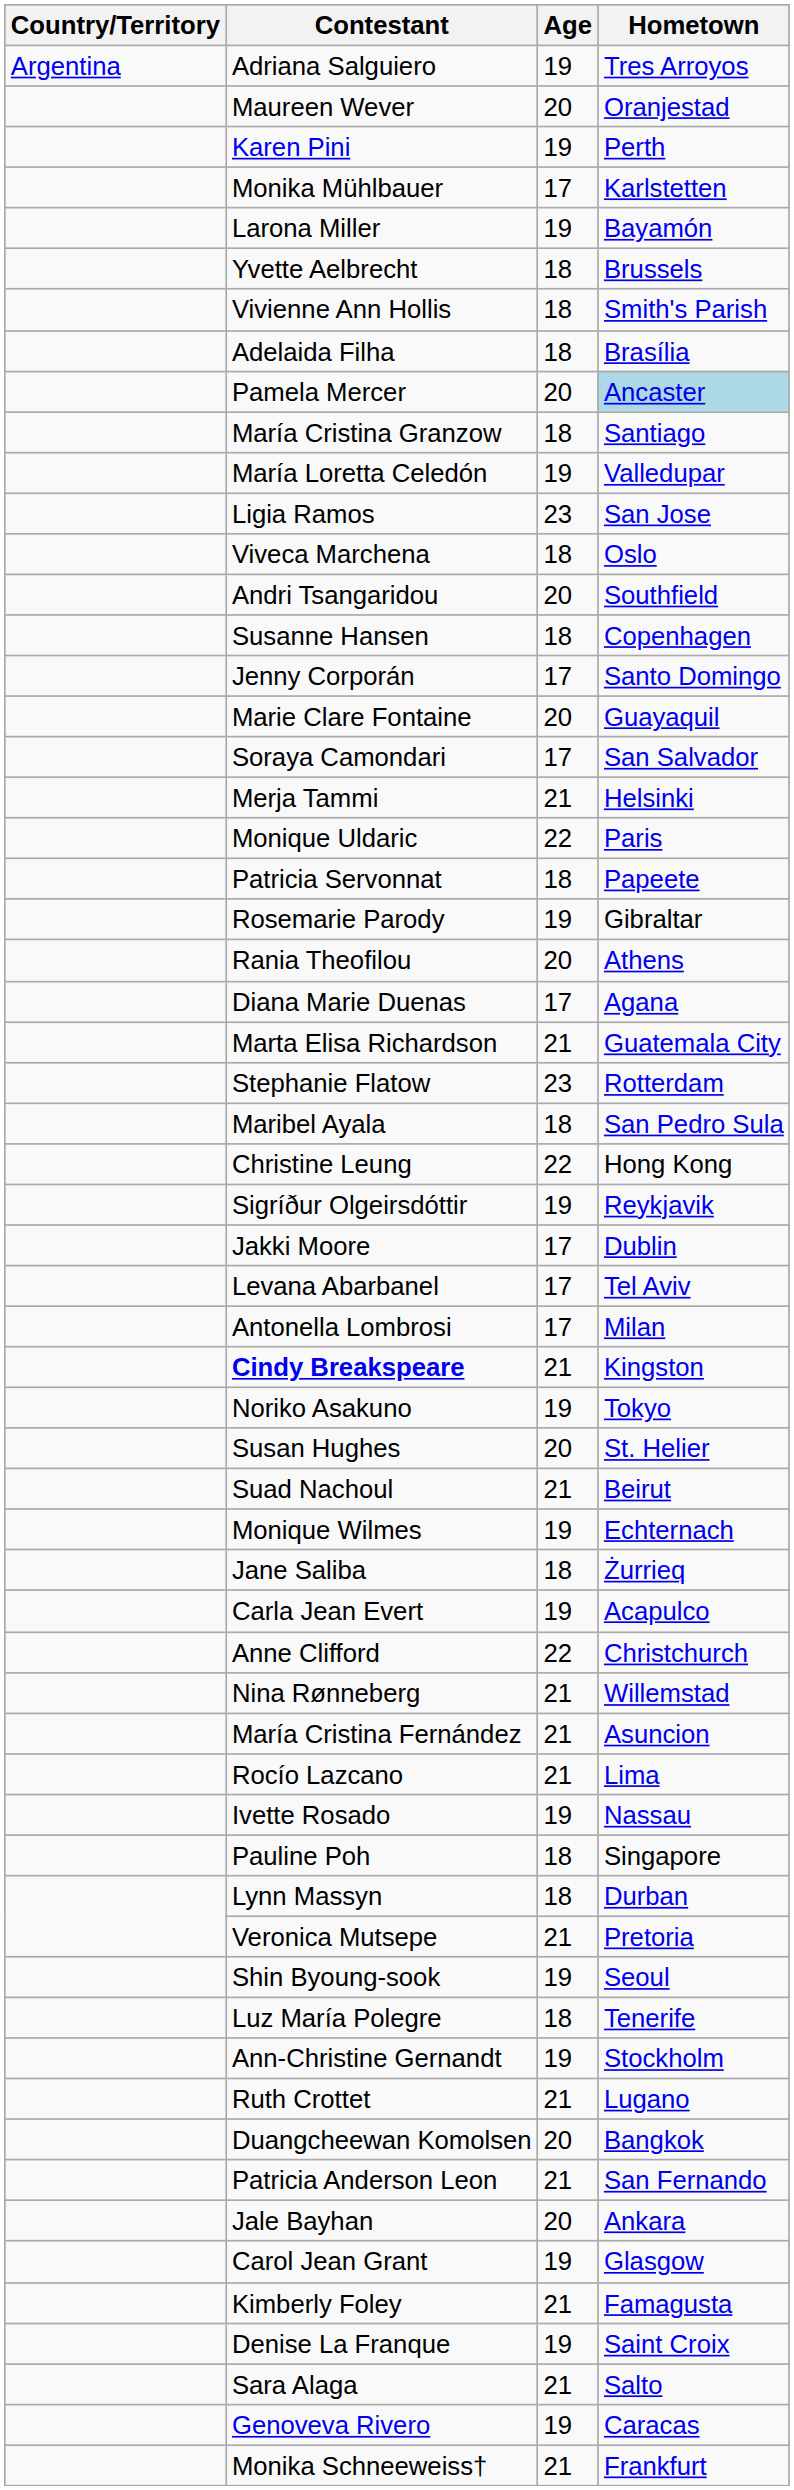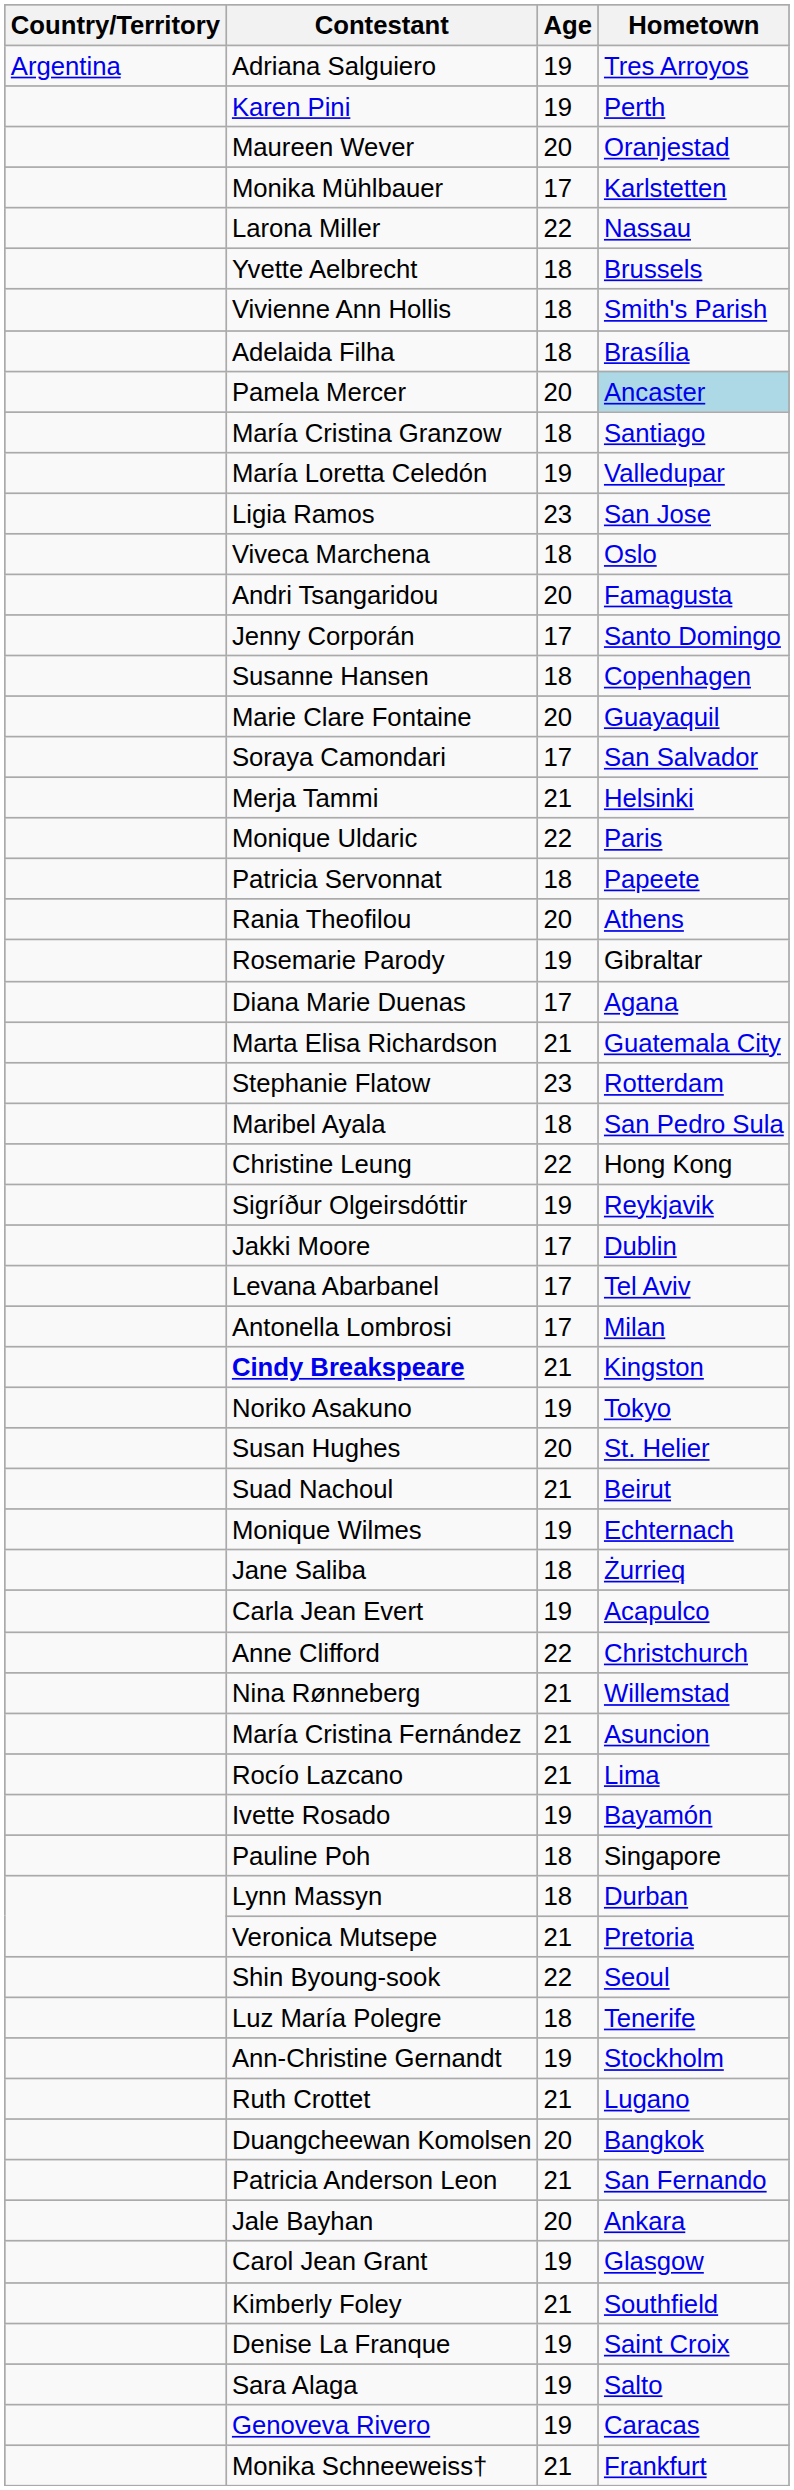rows swapped: (323, 107) <-> (291, 147)
(558, 229) 19 -> (558, 229) 22
(658, 229) Bayamón -> (647, 229) Nassau
(661, 595) Southfield -> (668, 595) Famagusta
rows swapped: (330, 635) <-> (323, 676)
rows swapped: (338, 920) <-> (322, 961)
(647, 1815) Nassau -> (658, 1815) Bayamón
(558, 1977) 19 -> (558, 1977) 22
(668, 2303) Famagusta -> (661, 2303) Southfield
(558, 2384) 21 -> (558, 2384) 19
